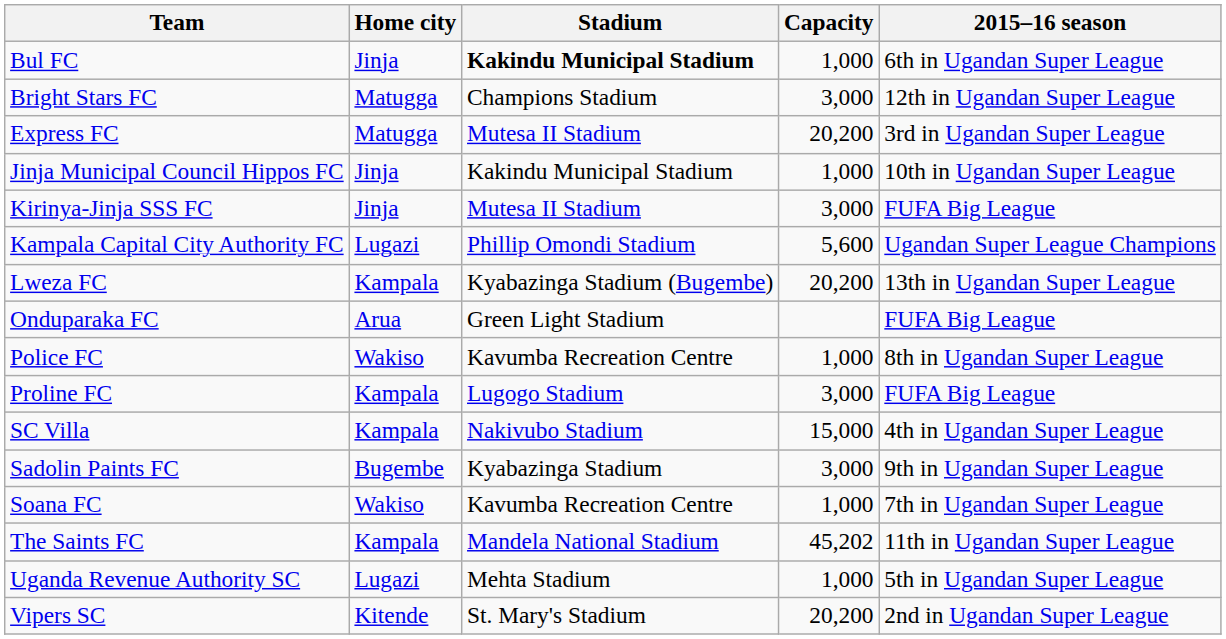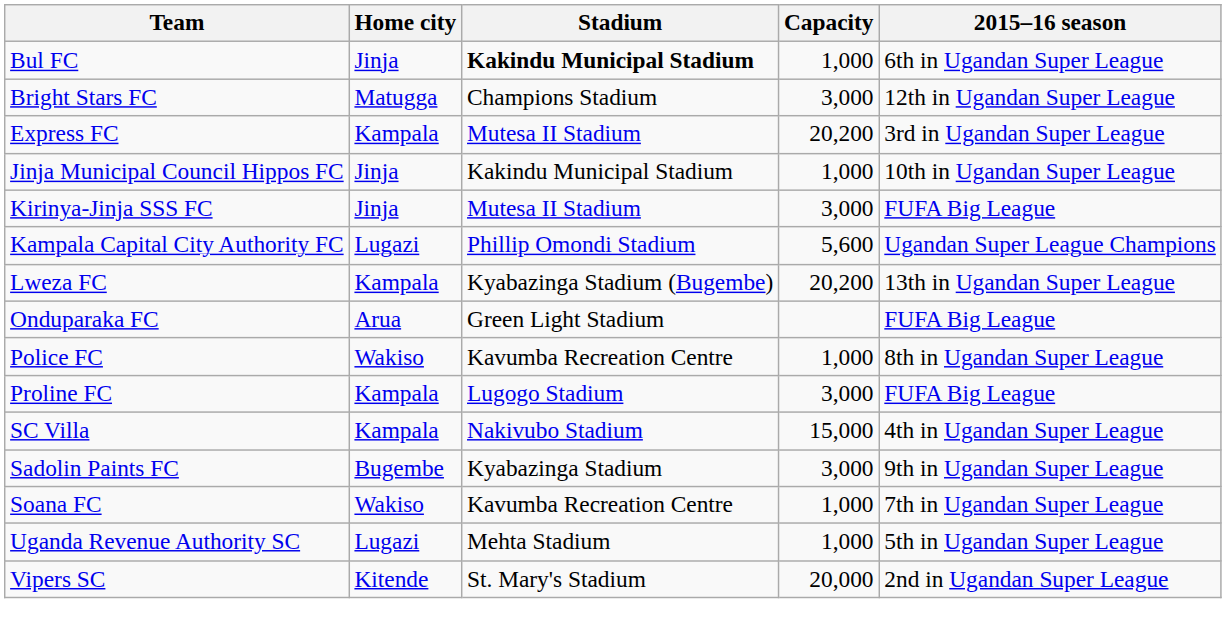(396, 134) Matugga -> (397, 134) Kampala
- row: (77, 541)
(841, 615) 20,200 -> (841, 578) 20,000
